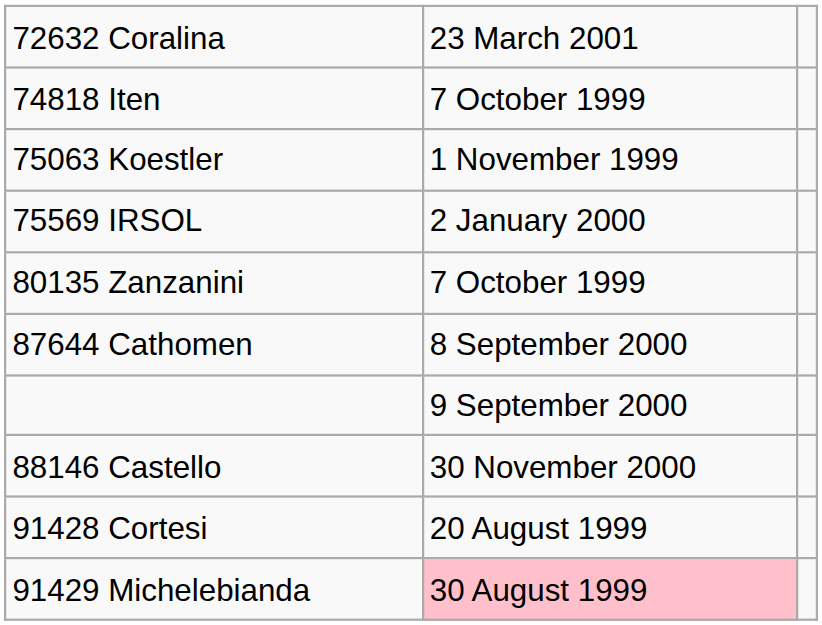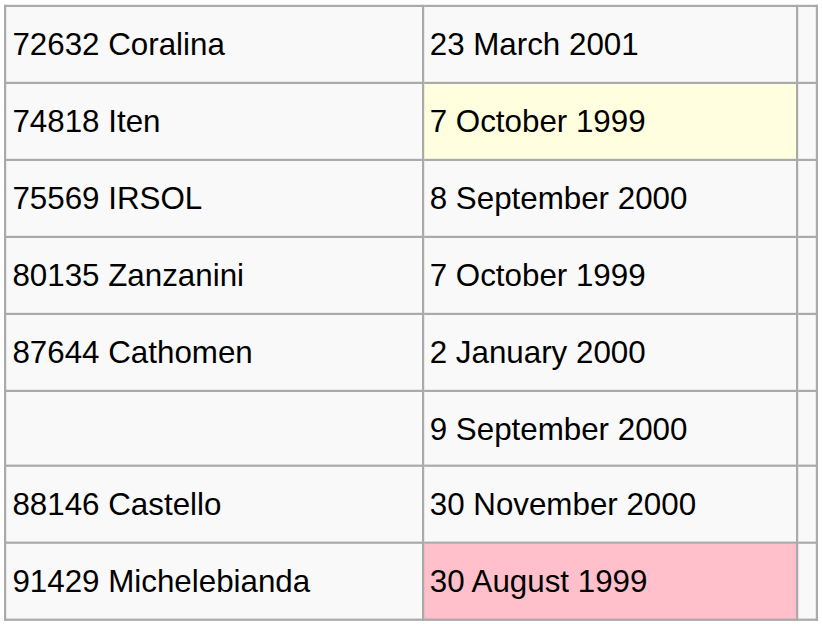(538, 98) no background -> (538, 122) lightyellow background
- row: (118, 160)
(538, 221) 2 January 2000 -> (559, 198) 8 September 2000
(559, 344) 8 September 2000 -> (538, 352) 2 January 2000
- row: (110, 528)
